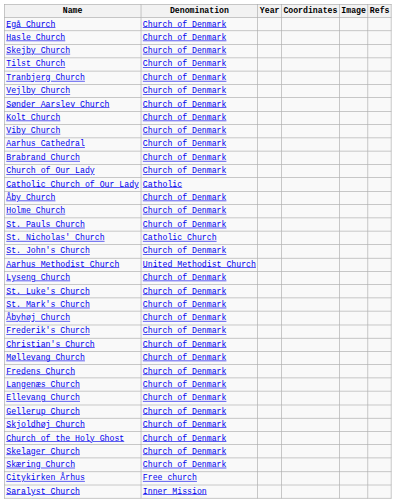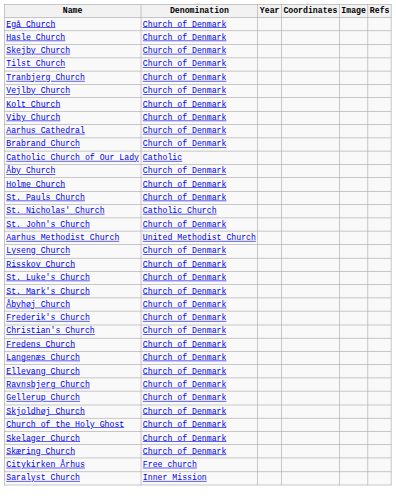- row: (58, 104)
- row: (51, 171)
+ row: (41, 265)
- row: (46, 358)
+ row: (48, 385)
